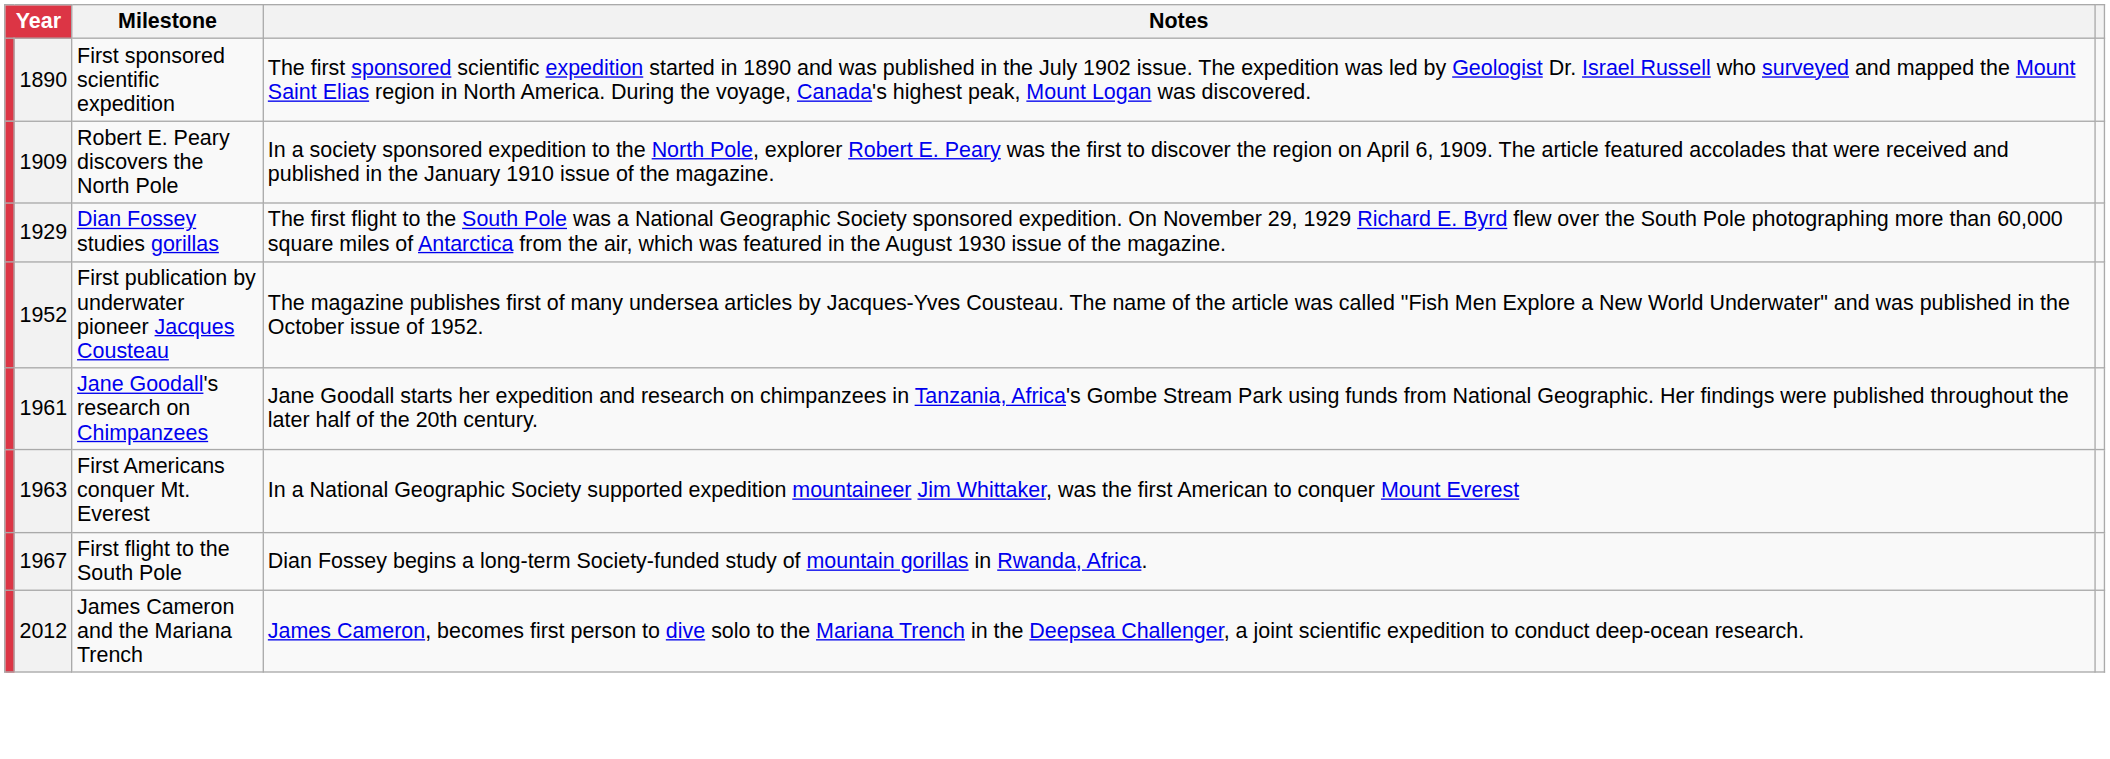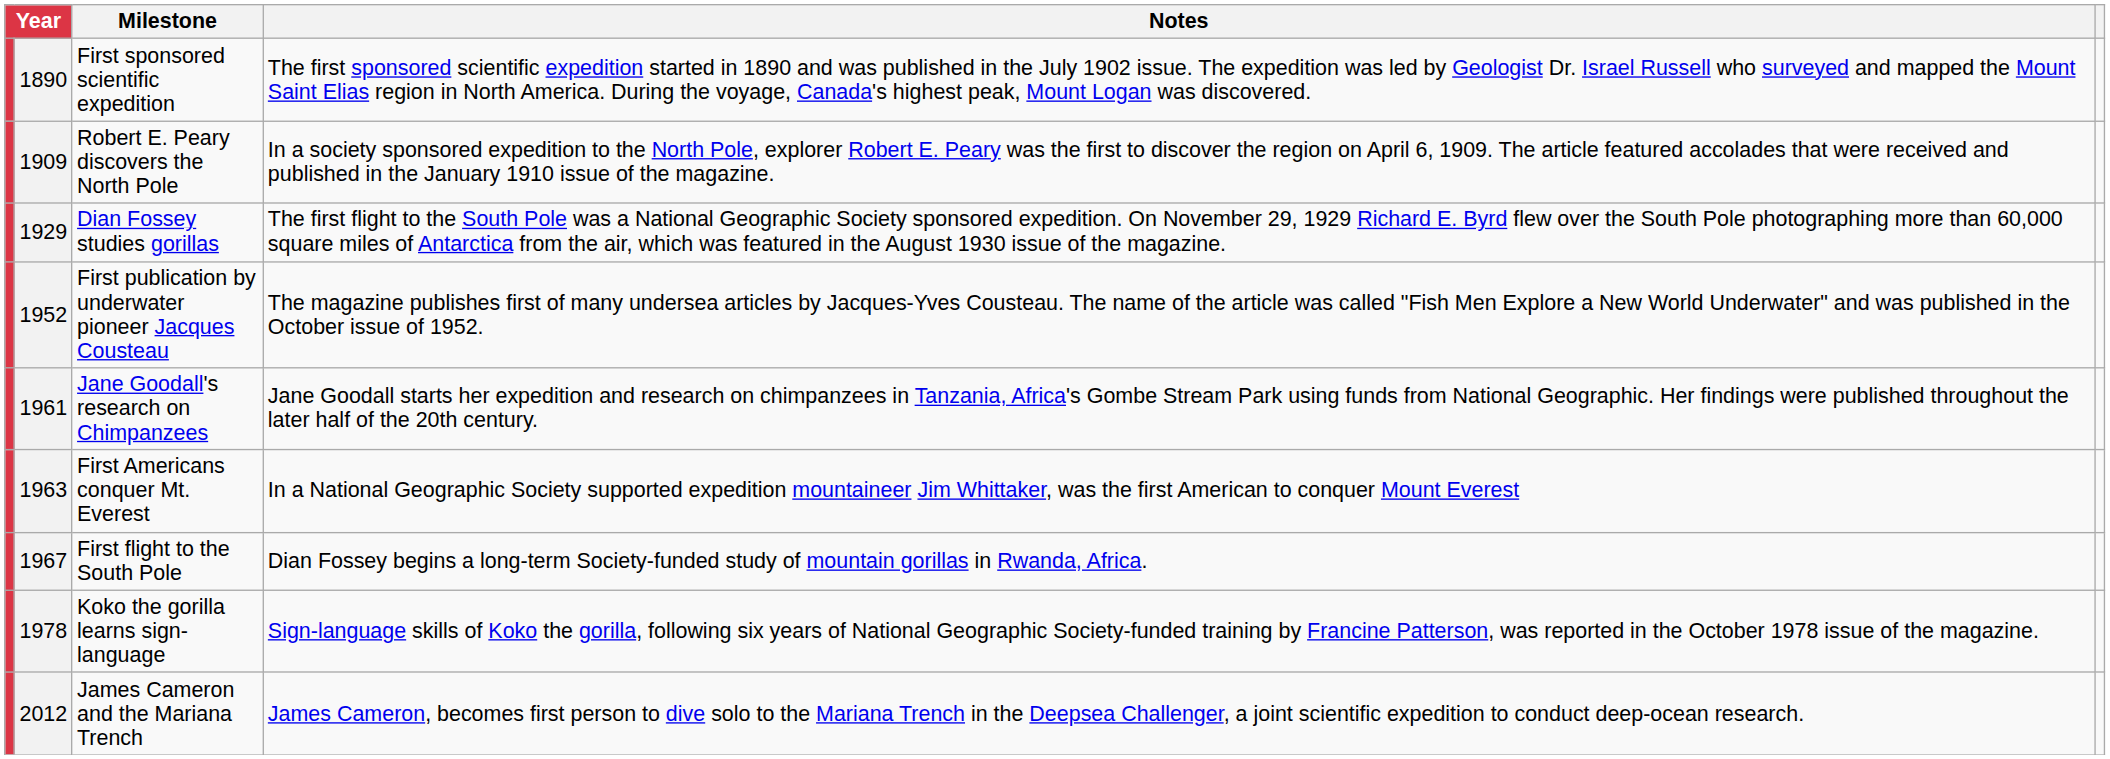+ row: (43, 631)
